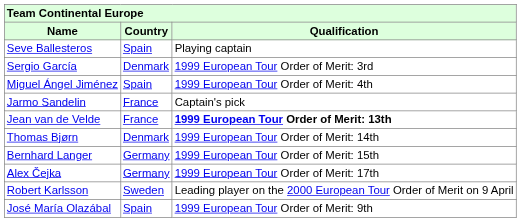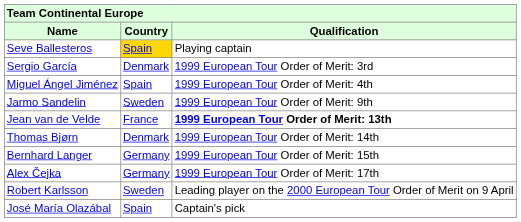(137, 48) no background -> (137, 48) gold background
(141, 102) France -> (143, 102) Sweden
(210, 102) Captain's pick -> (274, 102) 1999 European Tour Order of Merit: 9th
(274, 208) 1999 European Tour Order of Merit: 9th -> (210, 208) Captain's pick
